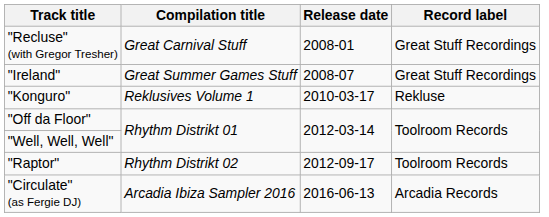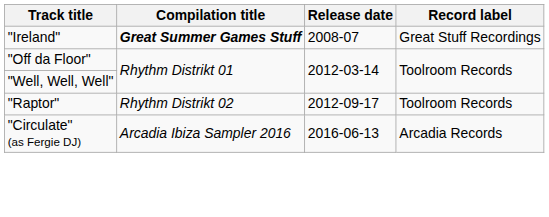- row: (63, 45)
(211, 75) normal -> (211, 37) bold
- row: (39, 97)
